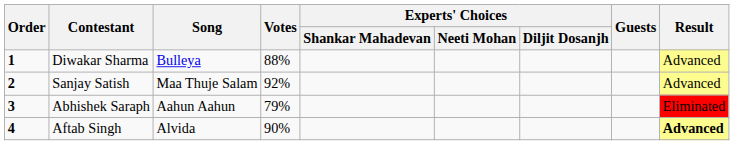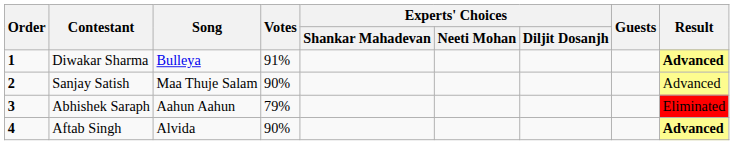(277, 60) 88% -> (277, 60) 91%
(692, 60) normal -> (693, 60) bold
(277, 83) 92% -> (277, 83) 90%
